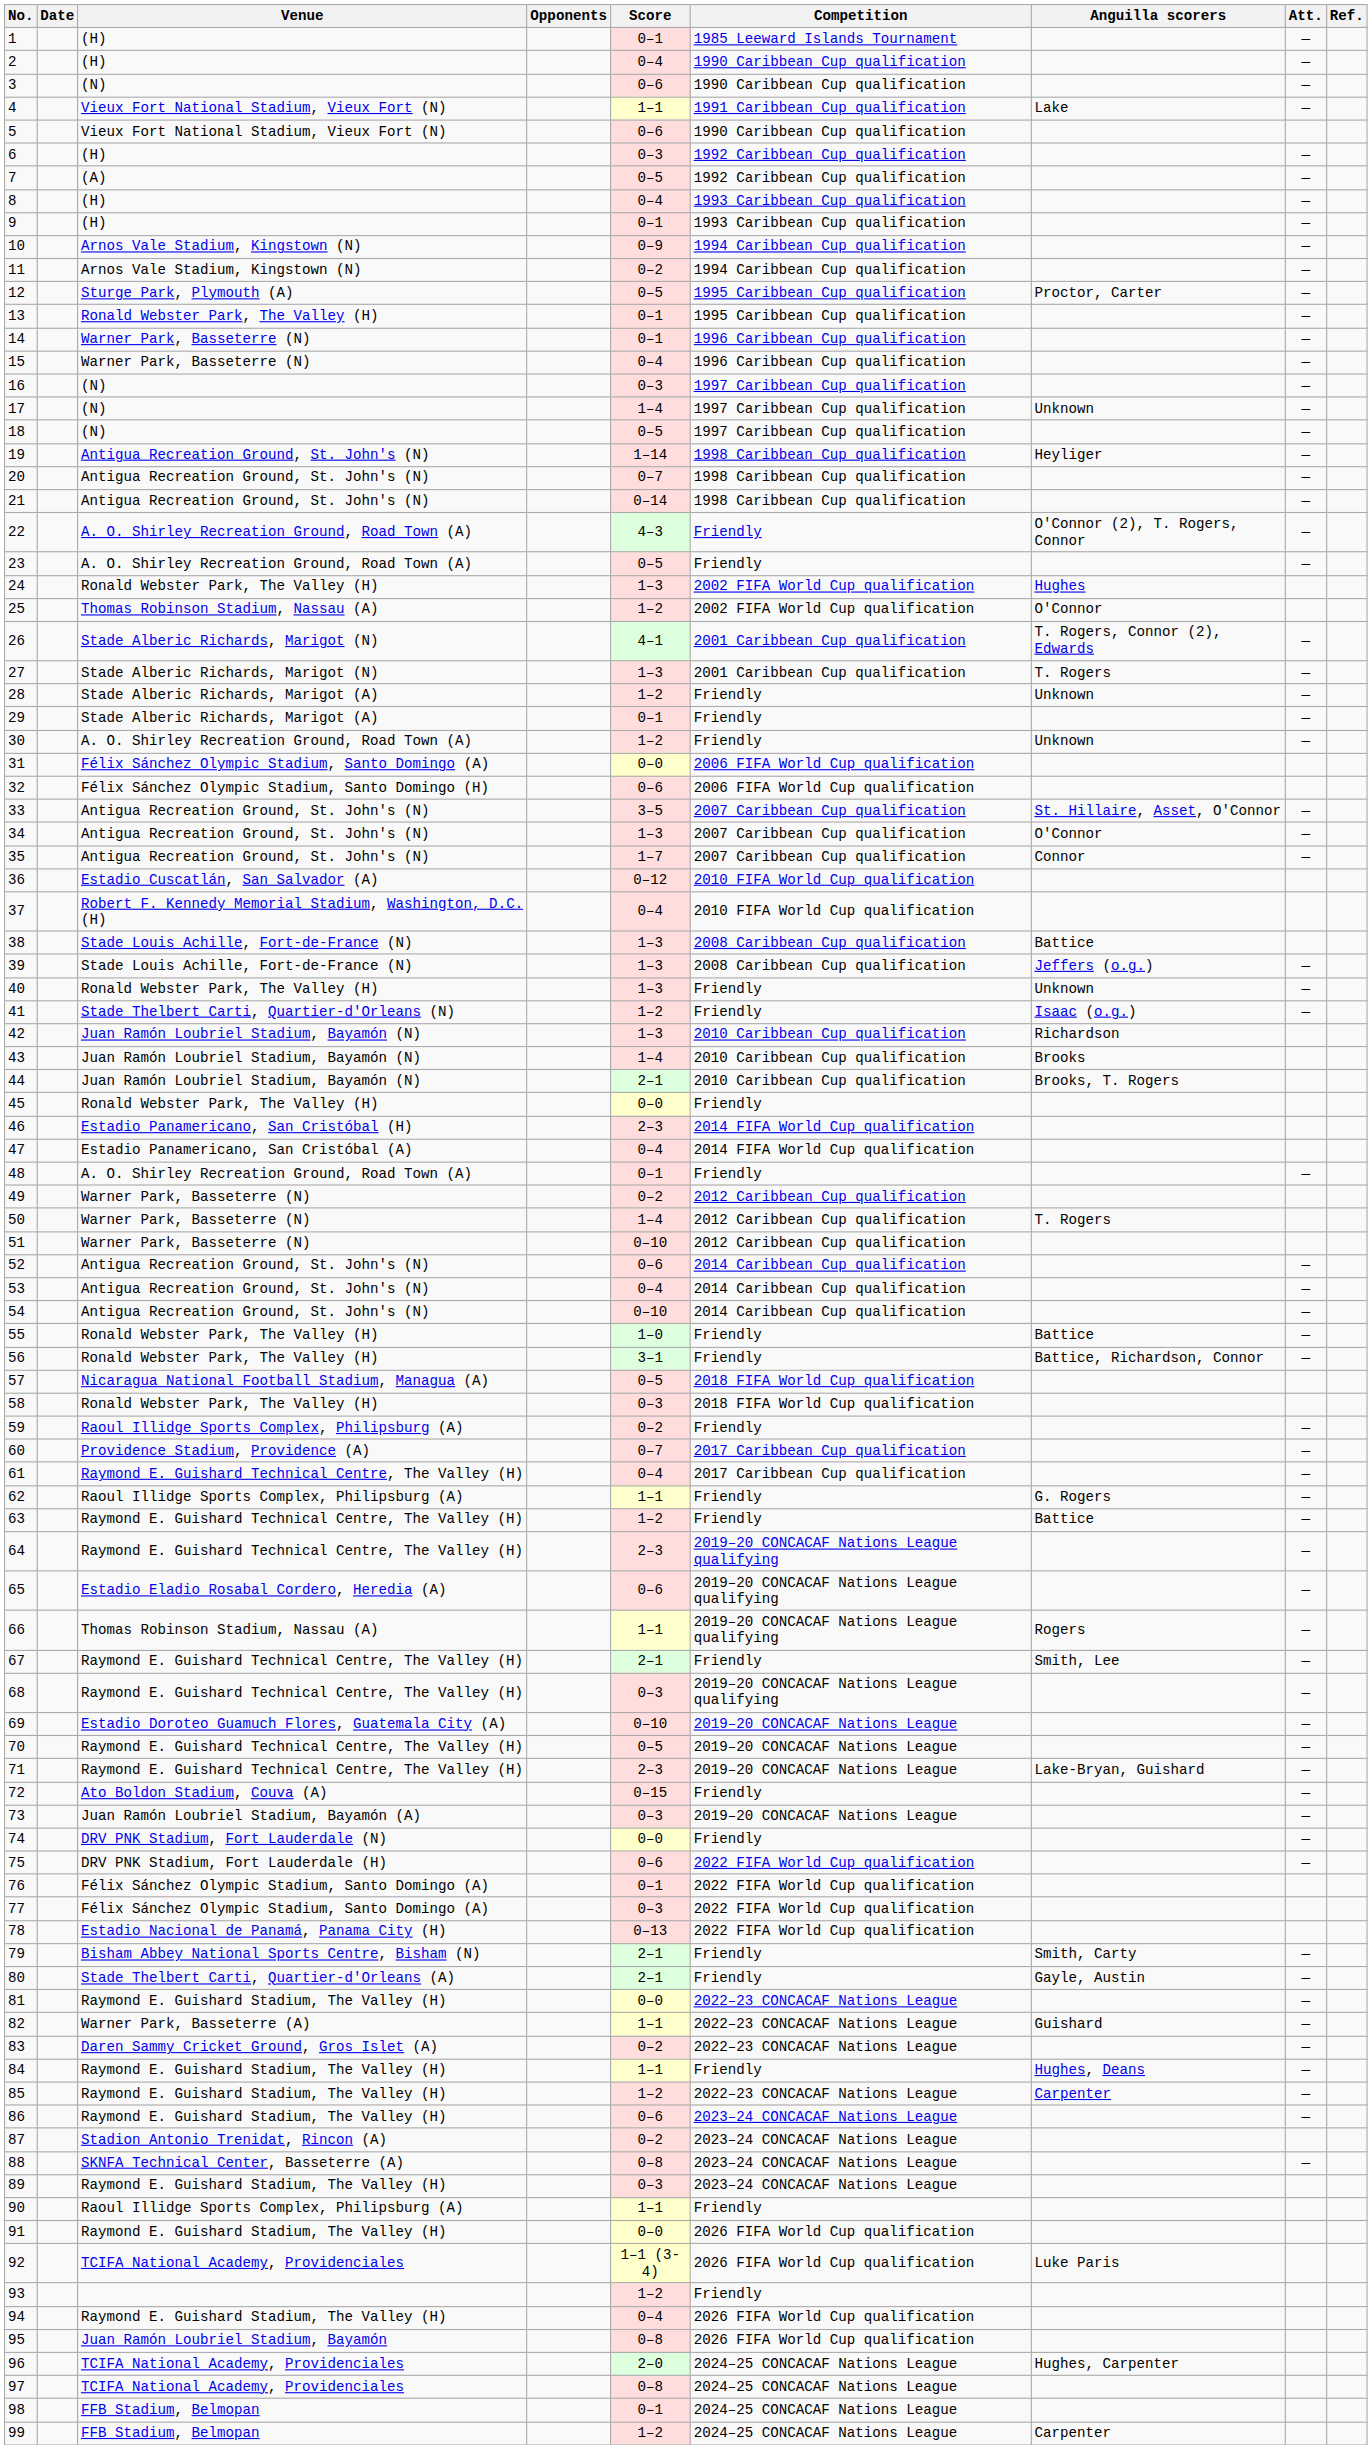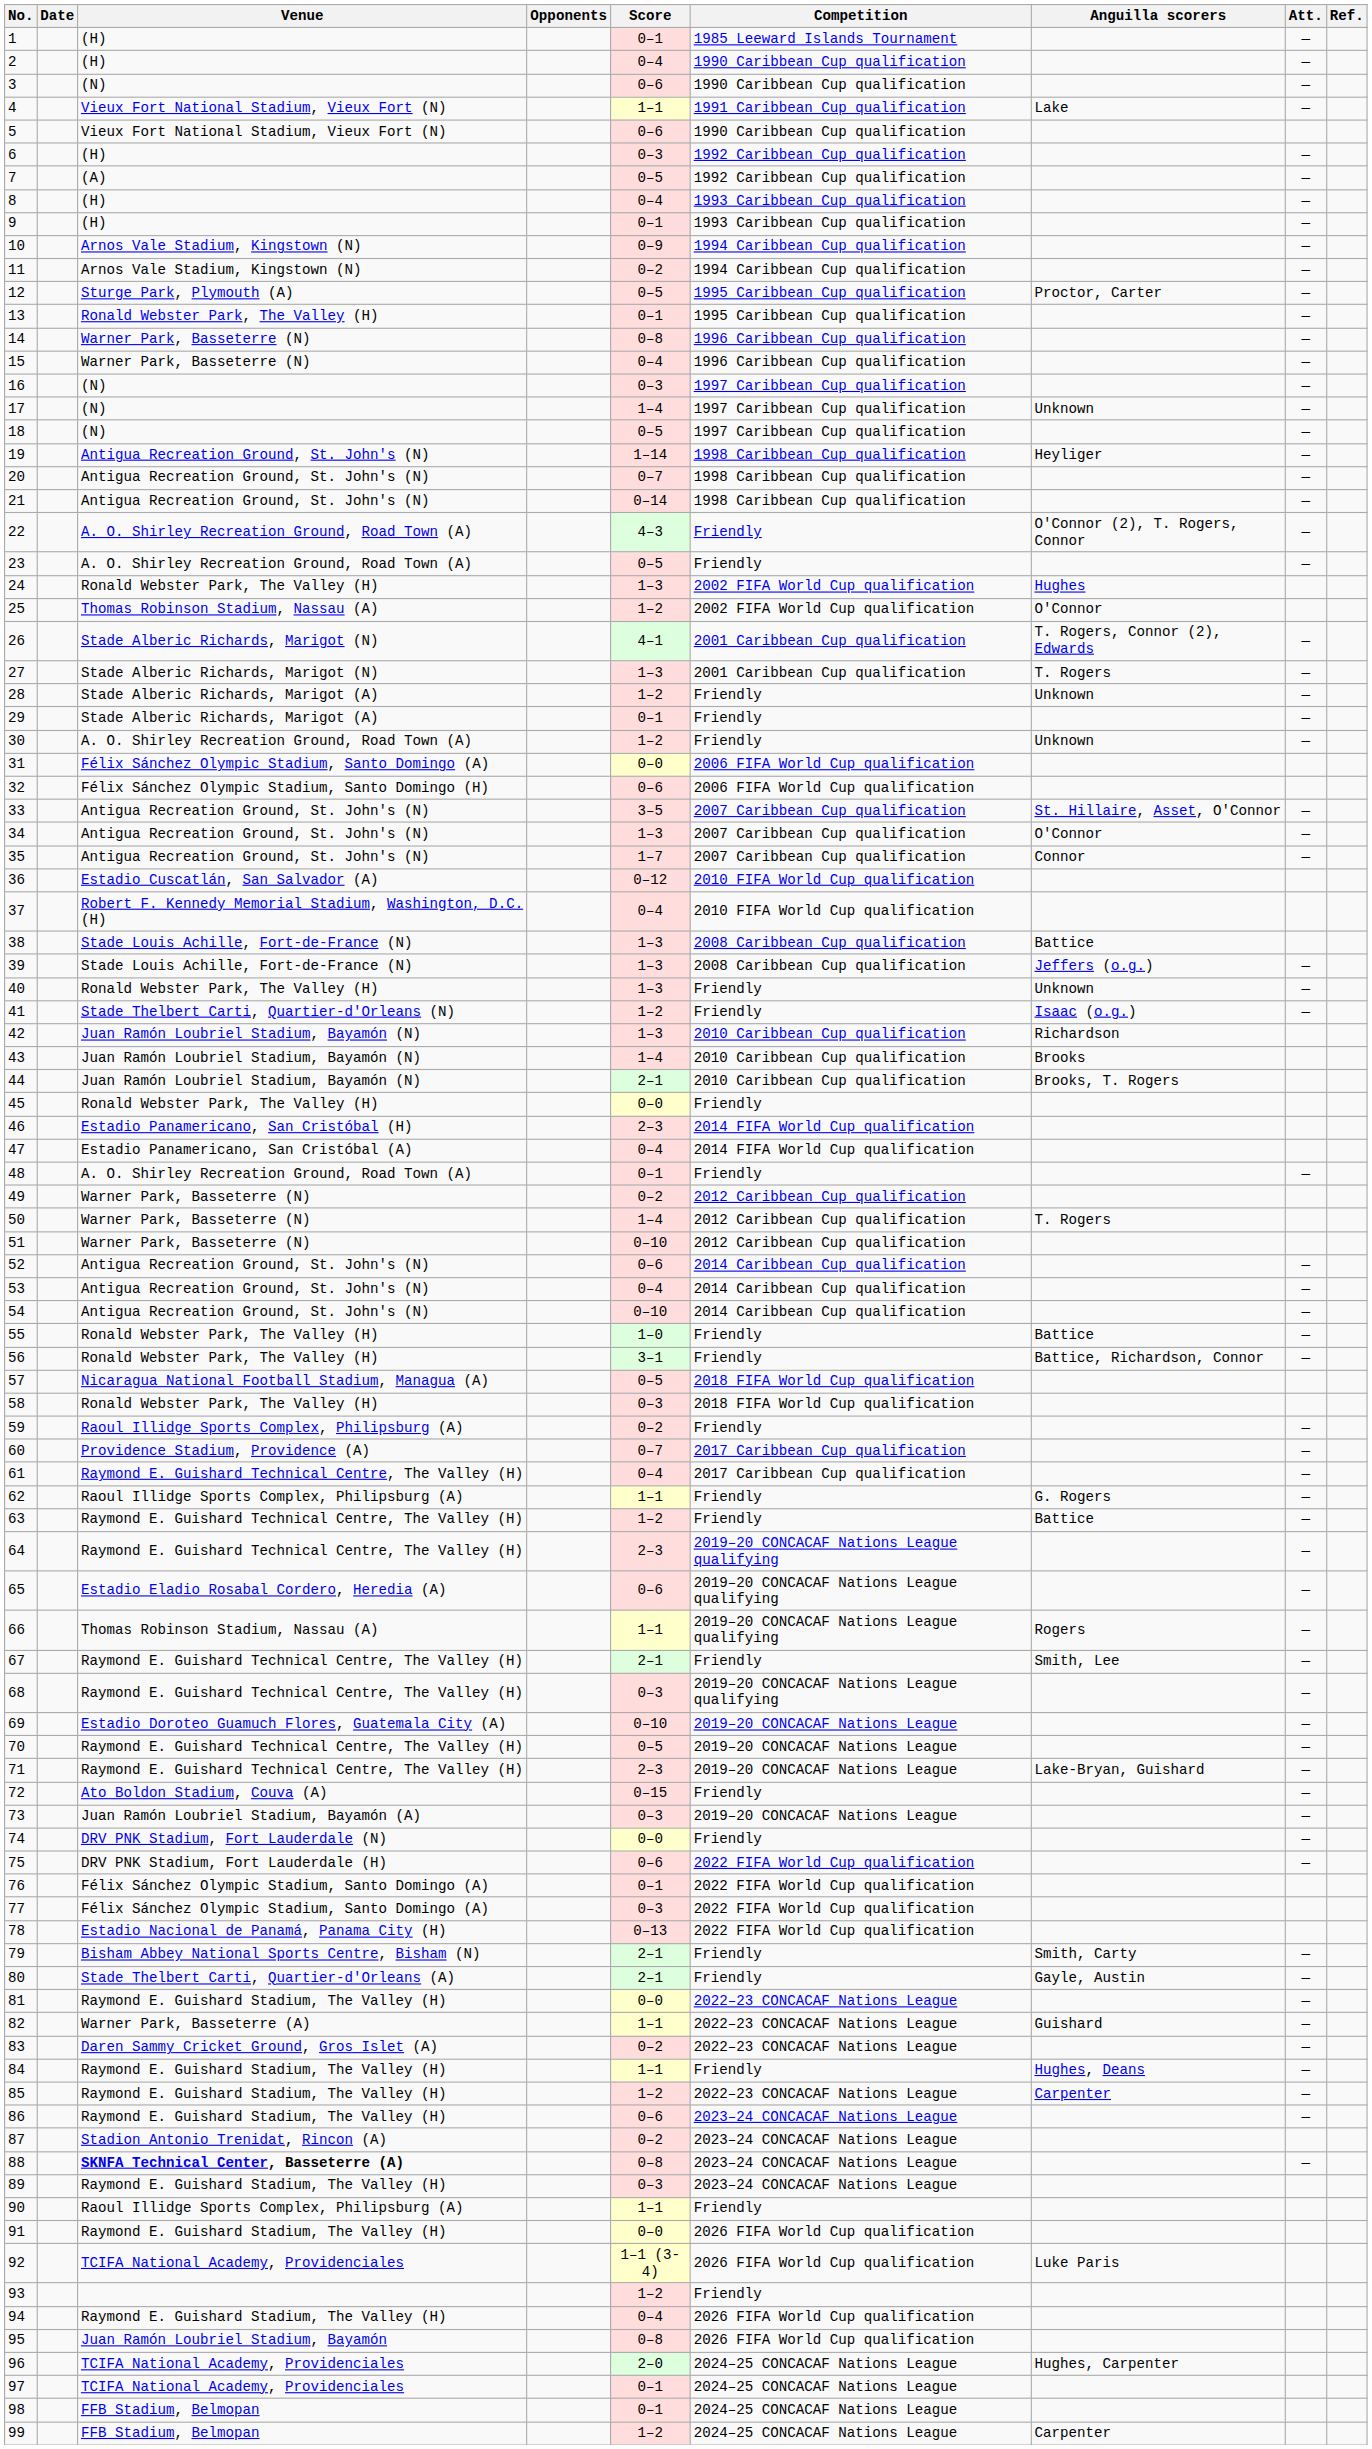(650, 339) 0–1 -> (650, 339) 0–8
(243, 2163) normal -> (243, 2163) bold
(650, 2387) 0–8 -> (650, 2387) 0–1
